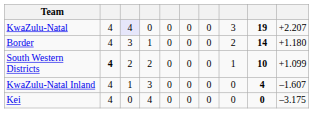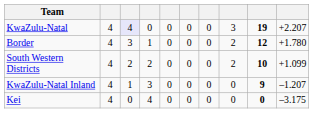(262, 43) 14 -> (262, 43) 12
(293, 43) +1.180 -> (293, 43) +1.780
(110, 64) bold -> (110, 64) normal
(233, 64) 1 -> (233, 64) 2
(262, 85) 4 -> (262, 85) 9
(293, 85) –1.607 -> (293, 85) –1.207
